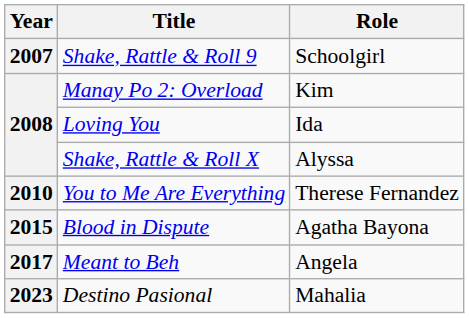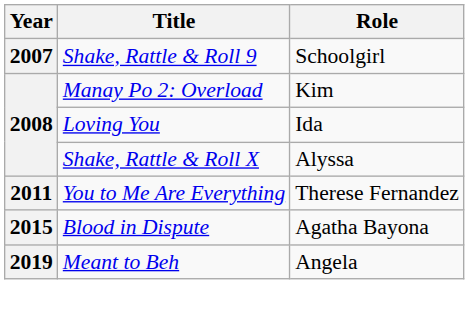(31, 192) 2010 -> (31, 192) 2011
(31, 261) 2017 -> (31, 261) 2019
- row: (138, 295)
